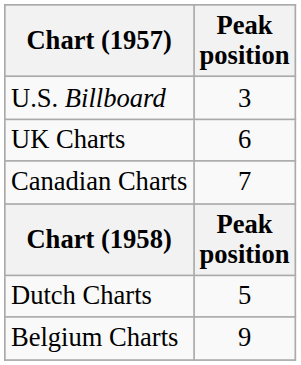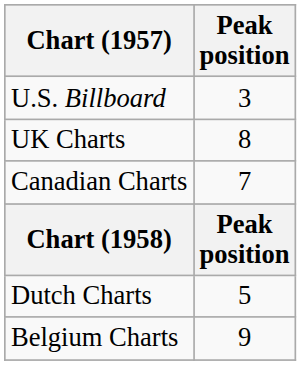(245, 139) 6 -> (245, 139) 8
